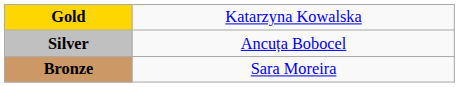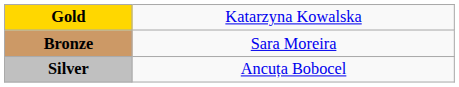rows swapped: (68, 43) <-> (68, 69)
